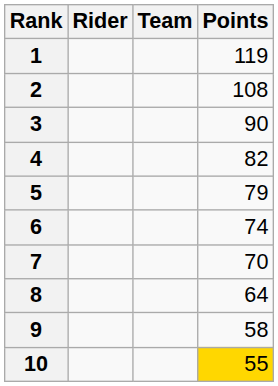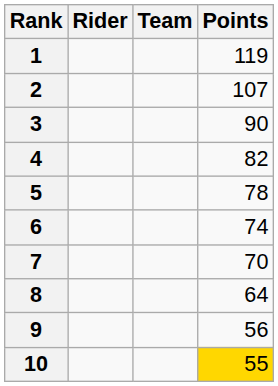(250, 90) 108 -> (250, 90) 107
(256, 192) 79 -> (256, 192) 78
(256, 329) 58 -> (256, 329) 56
